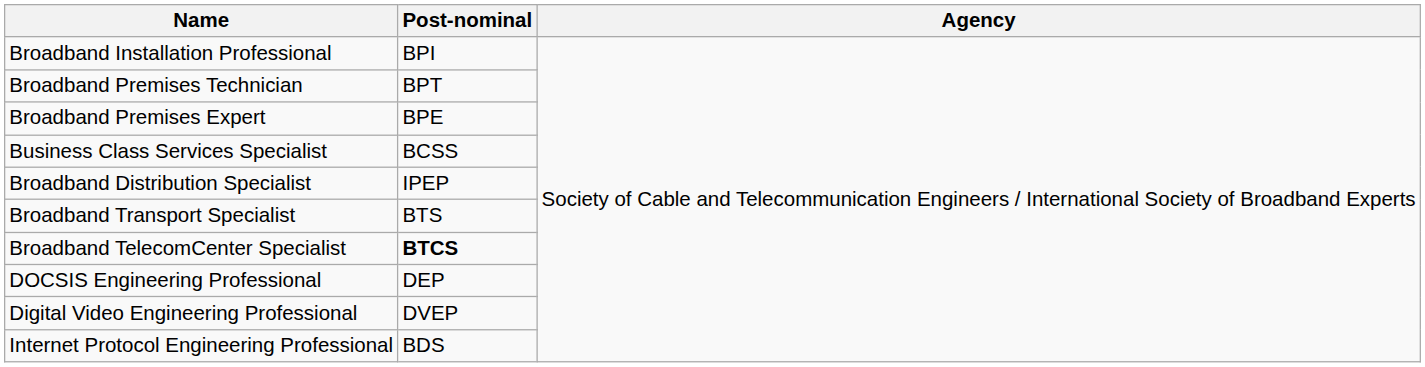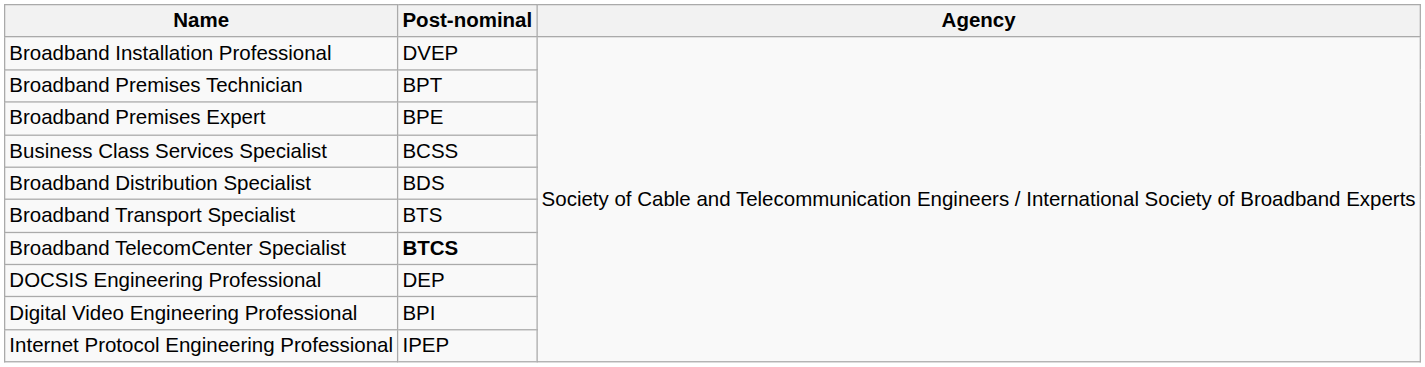(419, 53) BPI -> (430, 53) DVEP
(426, 183) IPEP -> (424, 183) BDS
(430, 313) DVEP -> (419, 313) BPI
(424, 345) BDS -> (426, 345) IPEP
